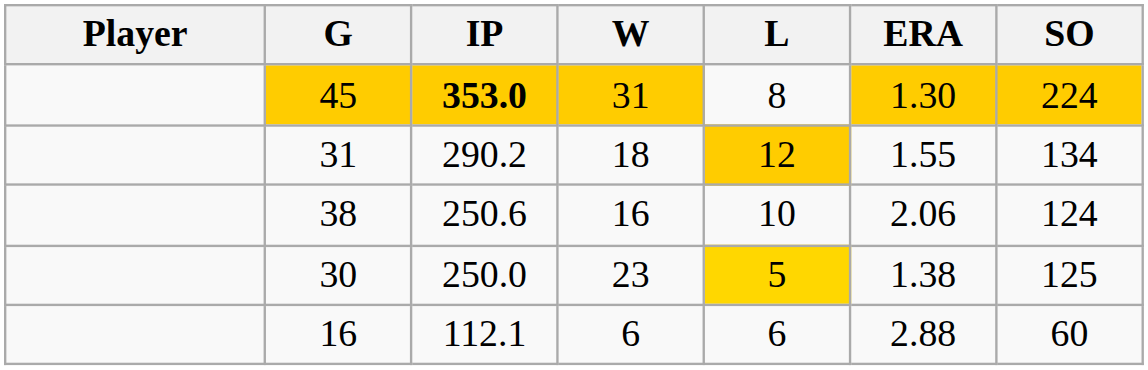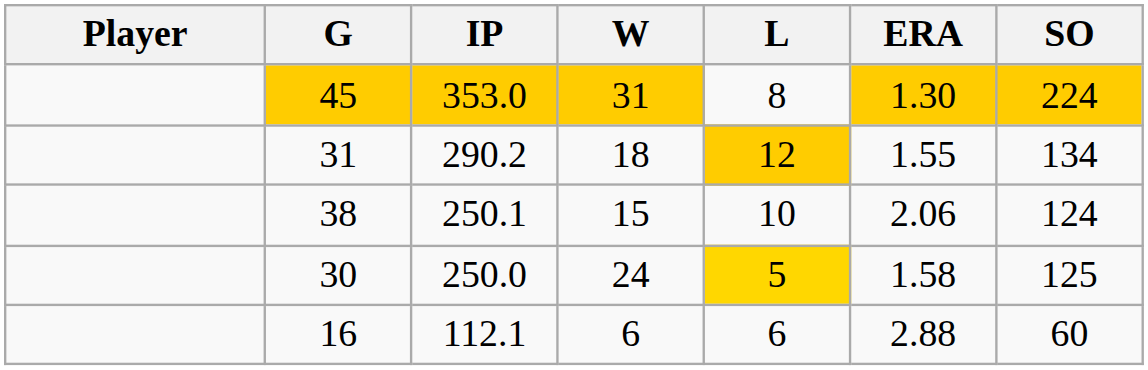(485, 94) bold -> (485, 94) normal
(485, 214) 250.6 -> (485, 214) 250.1
(631, 214) 16 -> (631, 214) 15
(631, 273) 23 -> (631, 273) 24
(923, 273) 1.38 -> (923, 273) 1.58
